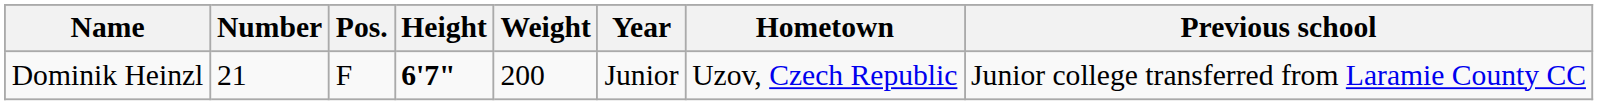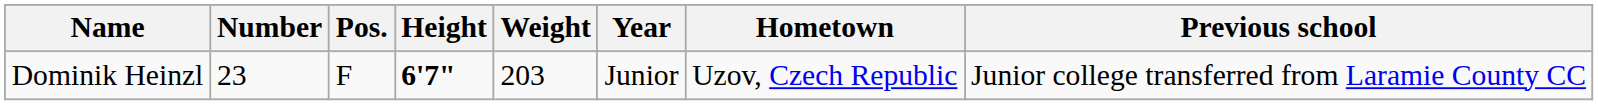(232, 74) 21 -> (232, 74) 23
(523, 74) 200 -> (523, 74) 203
